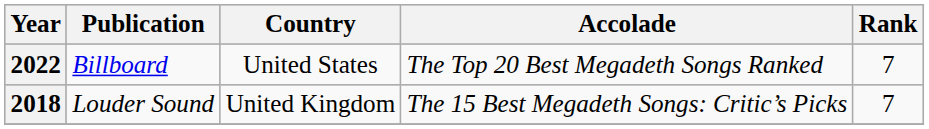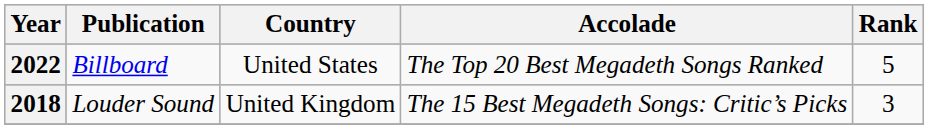(888, 64) 7 -> (888, 64) 5
(888, 104) 7 -> (888, 104) 3
